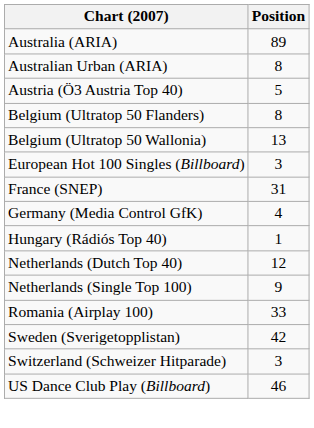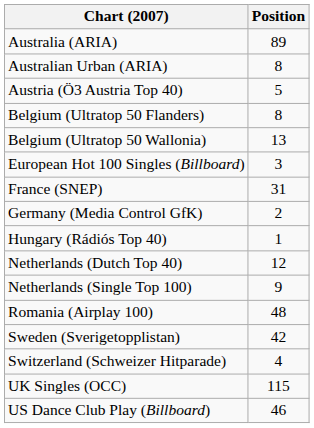(278, 213) 4 -> (278, 213) 2
(278, 312) 33 -> (278, 312) 48
(278, 361) 3 -> (278, 361) 4
+ row: (67, 386)
